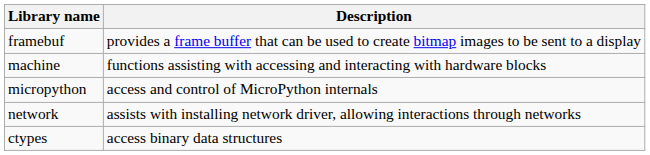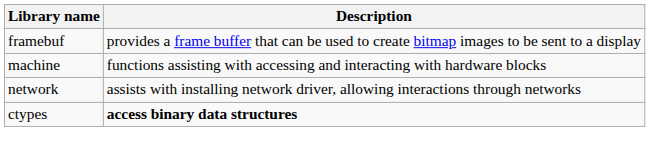- row: (47, 89)
(194, 138) normal -> (202, 114) bold
